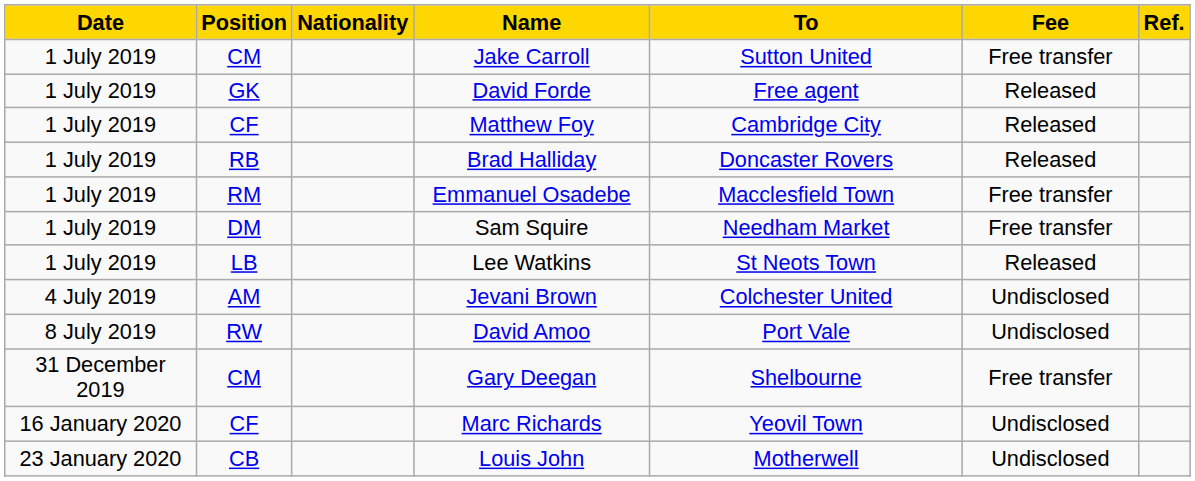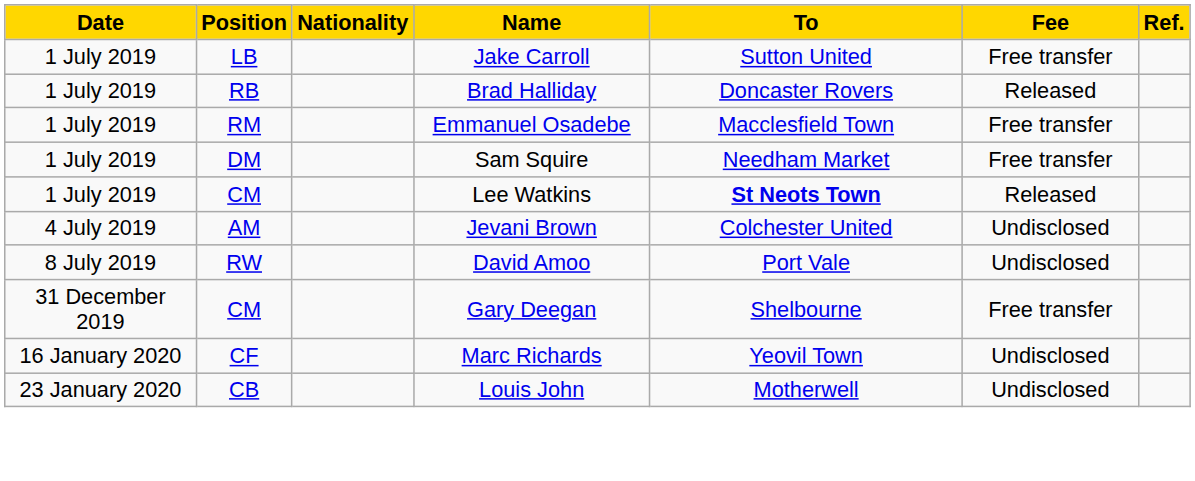(244, 57) CM -> (244, 57) LB
- row: (532, 91)
- row: (532, 125)
(244, 263) LB -> (244, 194) CM
(806, 263) normal -> (806, 194) bold
